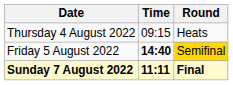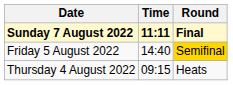rows swapped: (71, 32) <-> (70, 70)
(156, 51) bold -> (156, 51) normal
